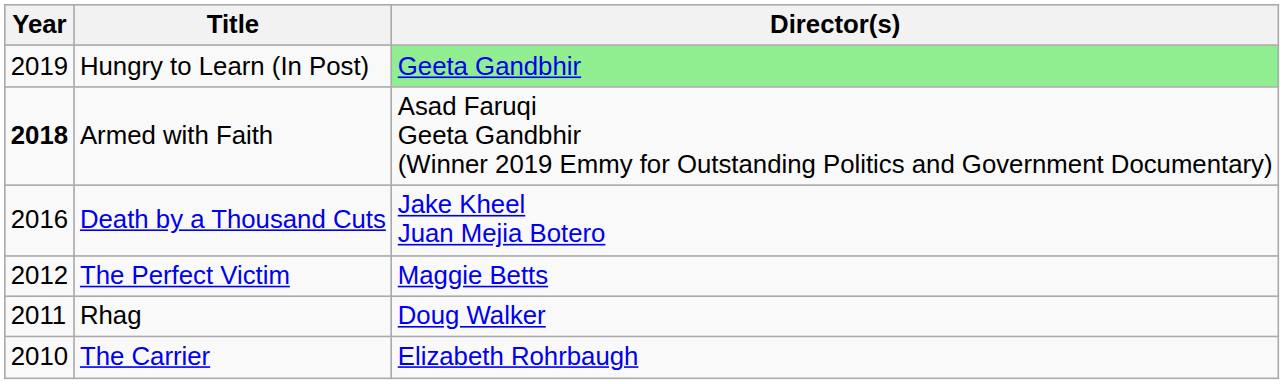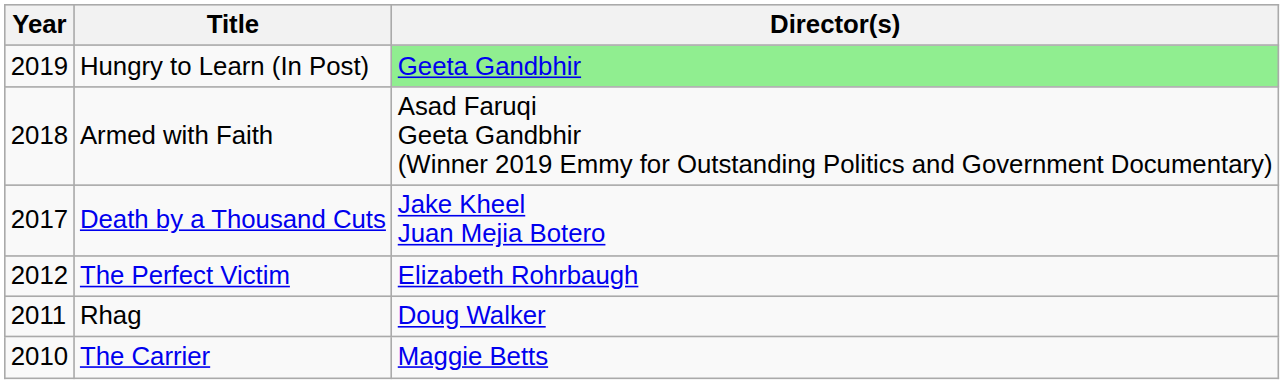(39, 135) bold -> (39, 135) normal
(39, 219) 2016 -> (39, 219) 2017
(473, 275) Maggie Betts -> (518, 275) Elizabeth Rohrbaugh
(518, 356) Elizabeth Rohrbaugh -> (473, 356) Maggie Betts
